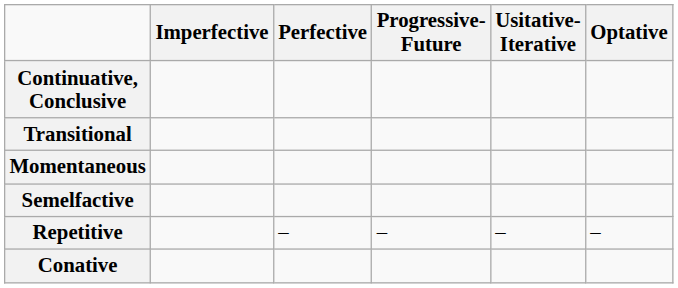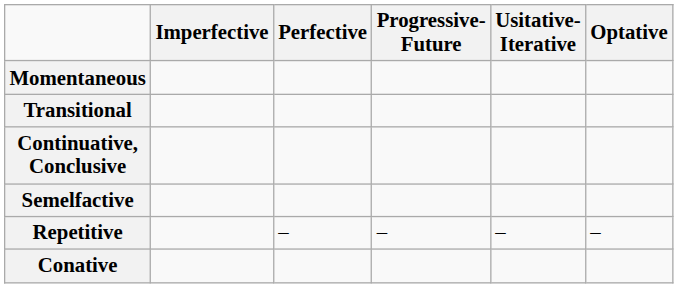rows swapped: (78, 166) <-> (78, 89)
